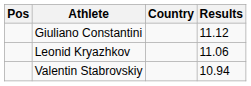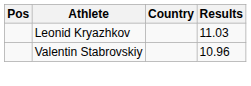- row: (88, 33)
(214, 52) 11.06 -> (214, 33) 11.03
(215, 71) 10.94 -> (215, 52) 10.96
